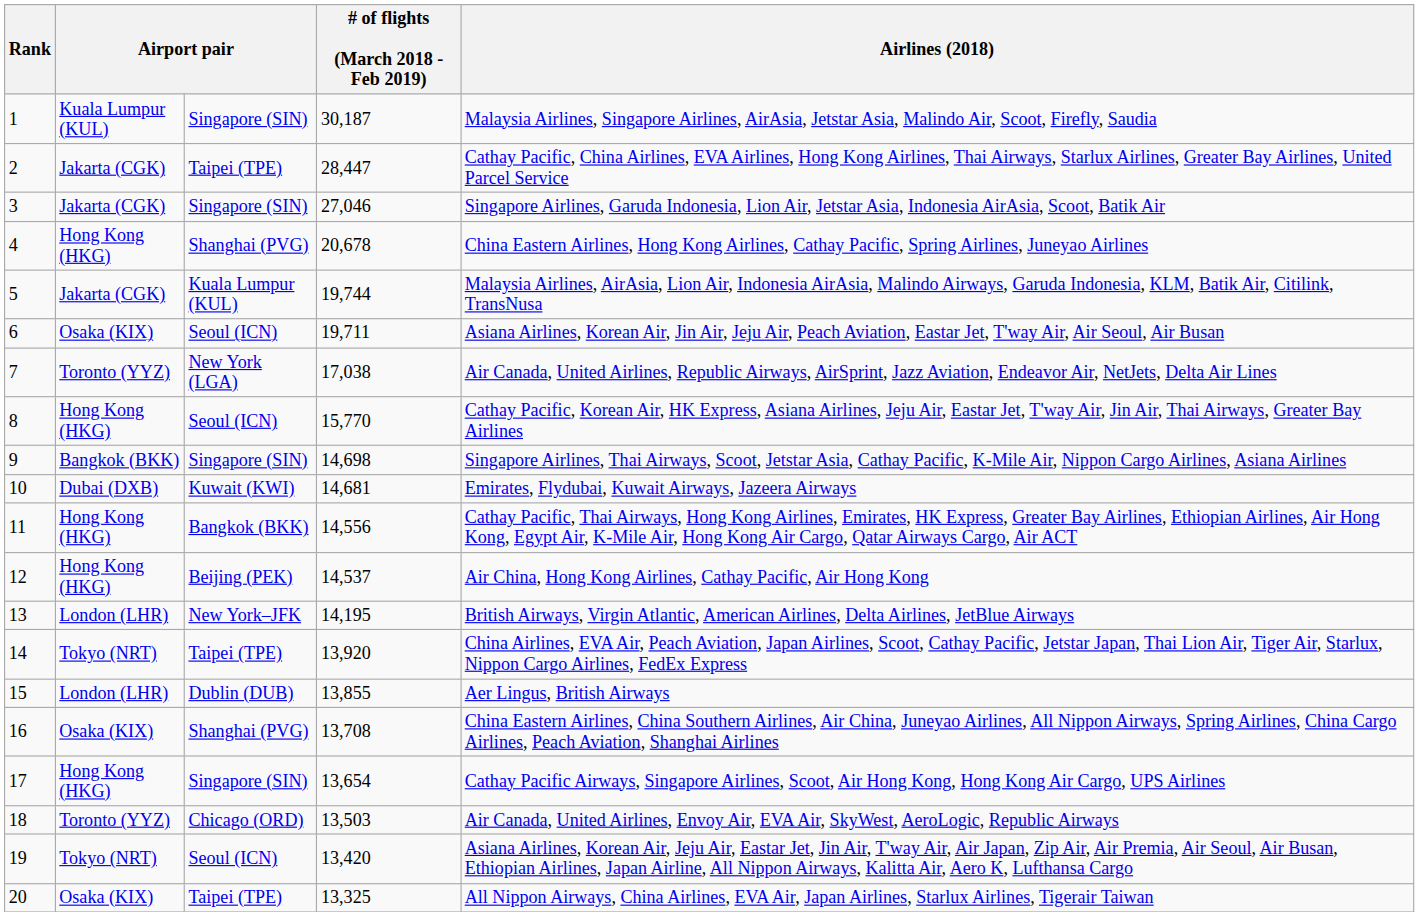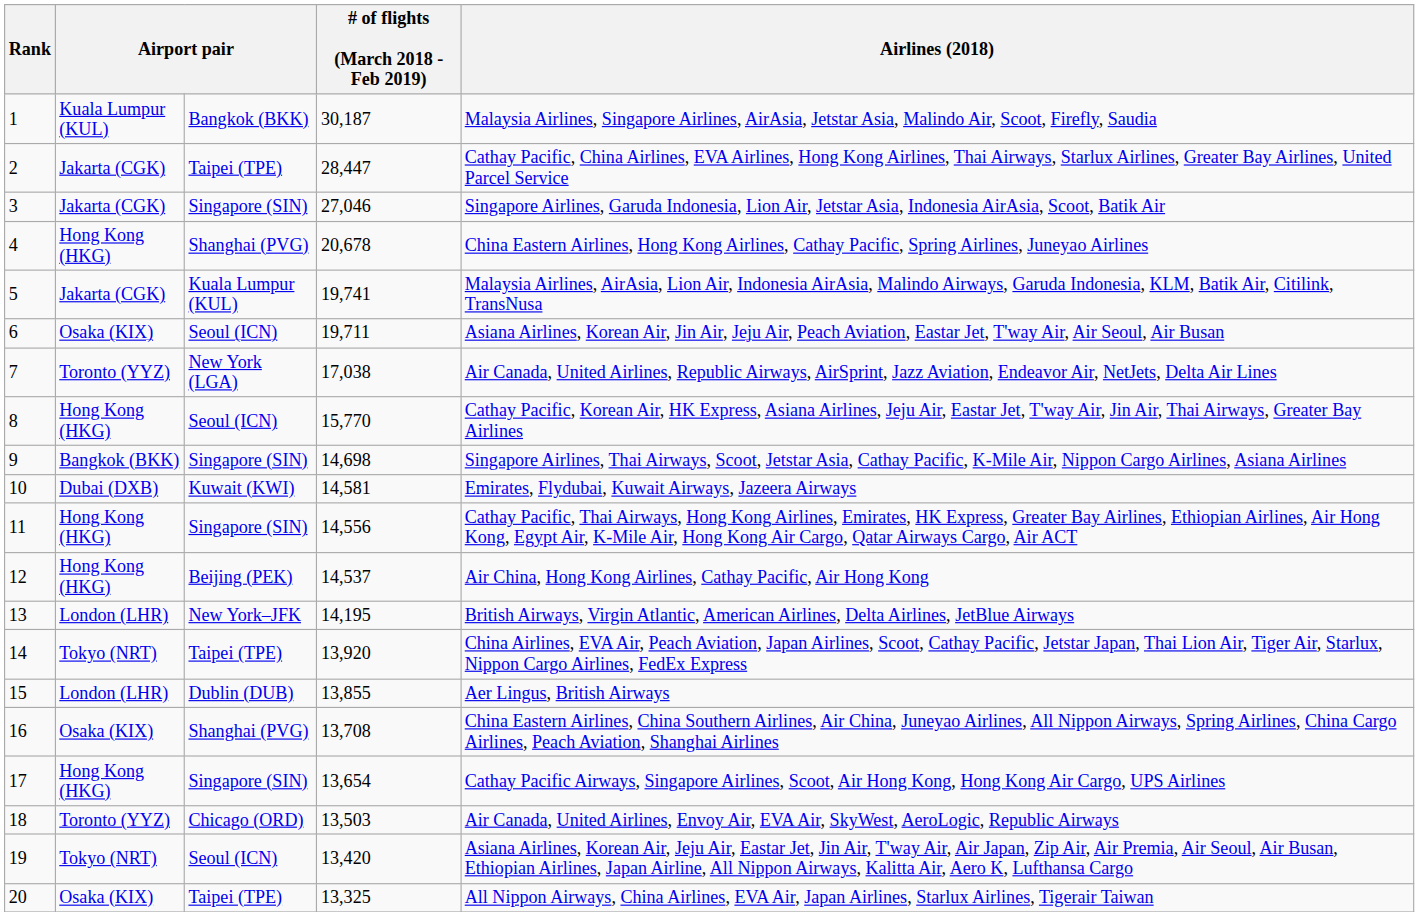(248, 118) Singapore (SIN) -> (249, 118) Bangkok (BKK)
(346, 294) 19,744 -> (346, 294) 19,741
(346, 488) 14,681 -> (346, 488) 14,581
(249, 527) Bangkok (BKK) -> (248, 527) Singapore (SIN)
